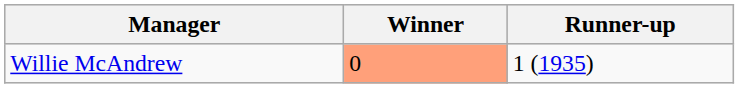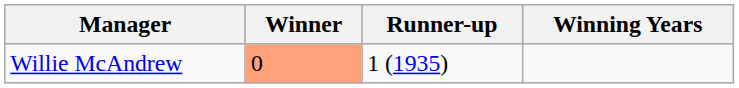+ column: (628, 24)
